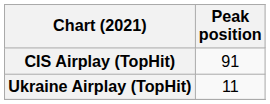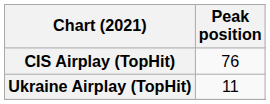(230, 61) 91 -> (230, 61) 76
